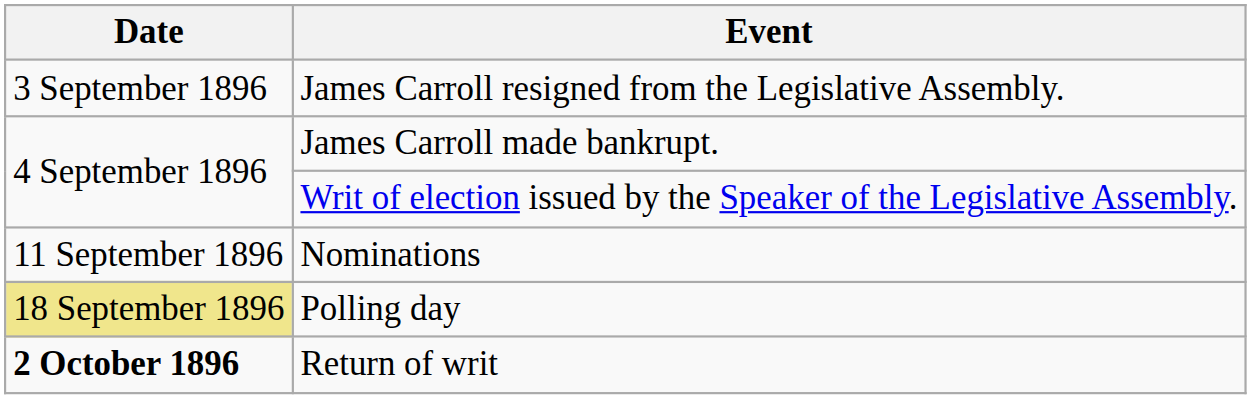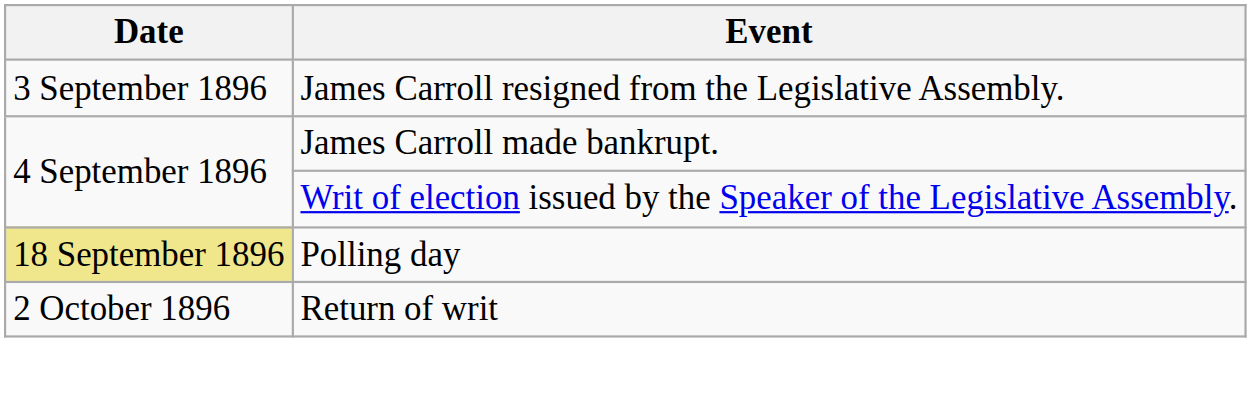- row: (391, 253)
(126, 364) bold -> (122, 308) normal
